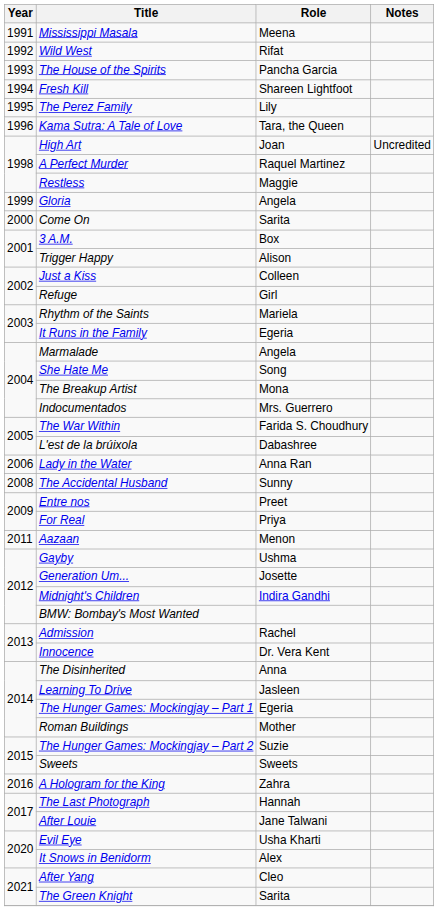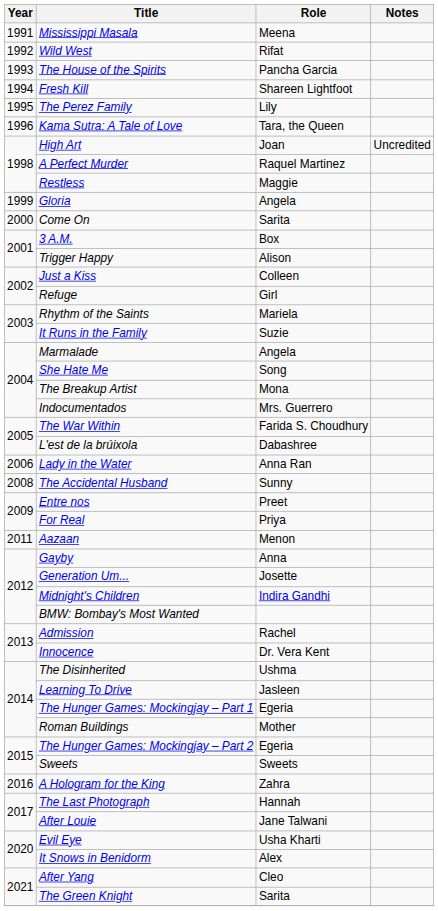(276, 333) Egeria -> (274, 333) Suzie
(278, 558) Ushma -> (273, 558) Anna
(273, 671) Anna -> (278, 671) Ushma
(274, 746) Suzie -> (276, 746) Egeria
